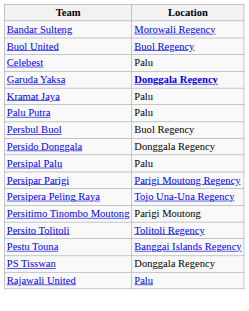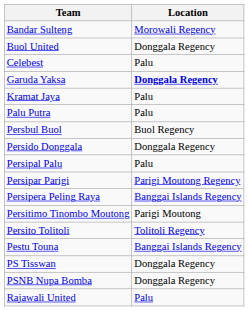(164, 46) Buol Regency -> (175, 46) Donggala Regency
(184, 197) Tojo Una-Una Regency -> (188, 197) Banggai Islands Regency
+ row: (49, 280)
